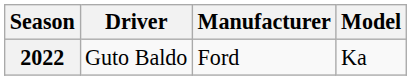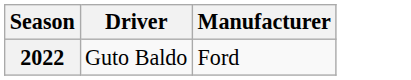- column: (371, 22)
